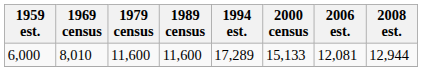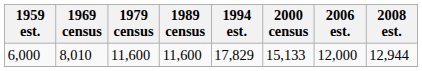(234, 54) 17,289 -> (234, 54) 17,829
(337, 54) 12,081 -> (337, 54) 12,000
